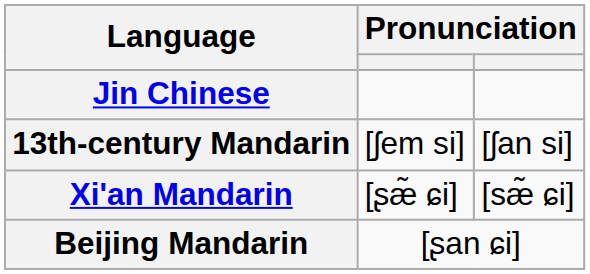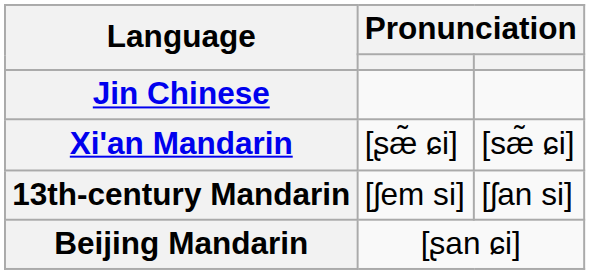rows swapped: (181, 144) <-> (181, 193)
